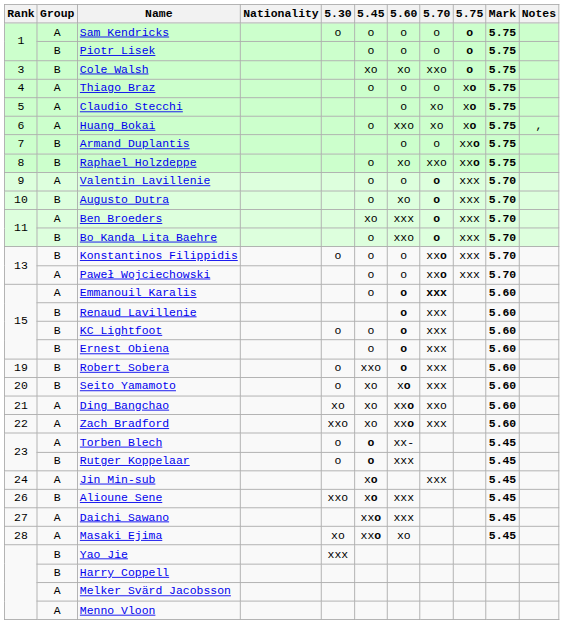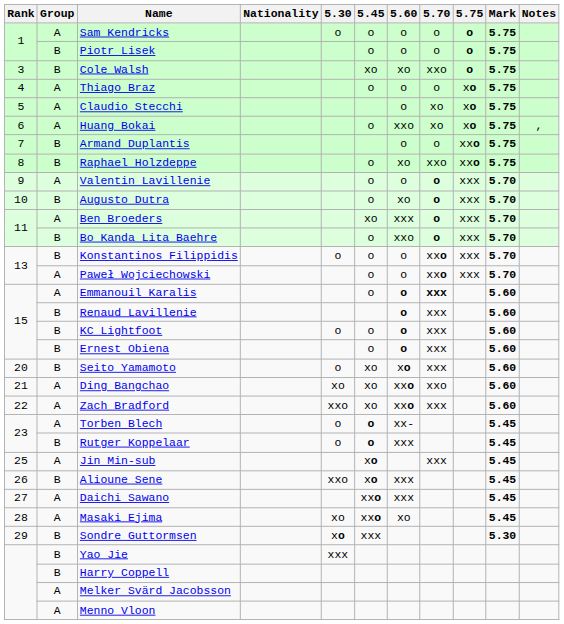- row: (124, 368)
(21, 480) 24 -> (21, 461) 25
+ row: (138, 536)
